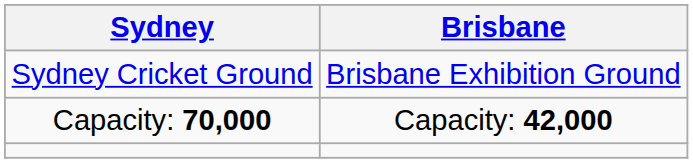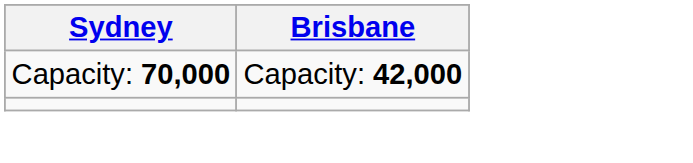- row: (162, 73)
